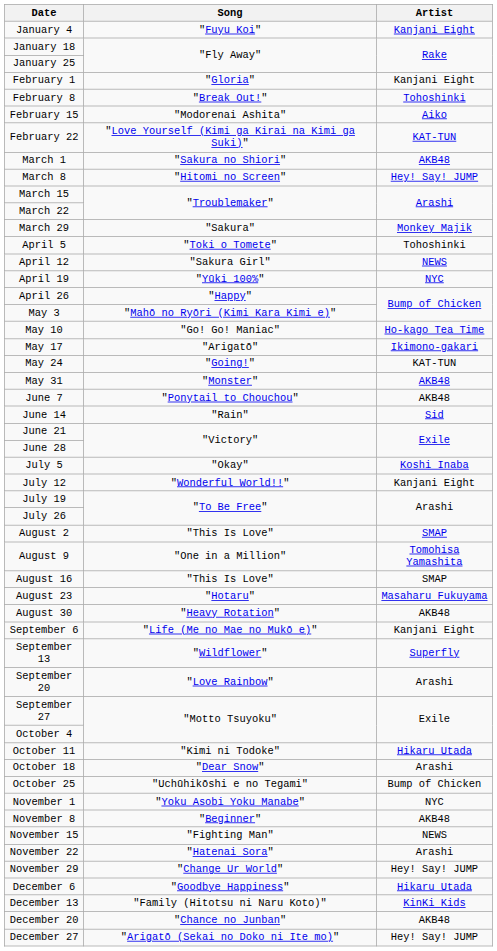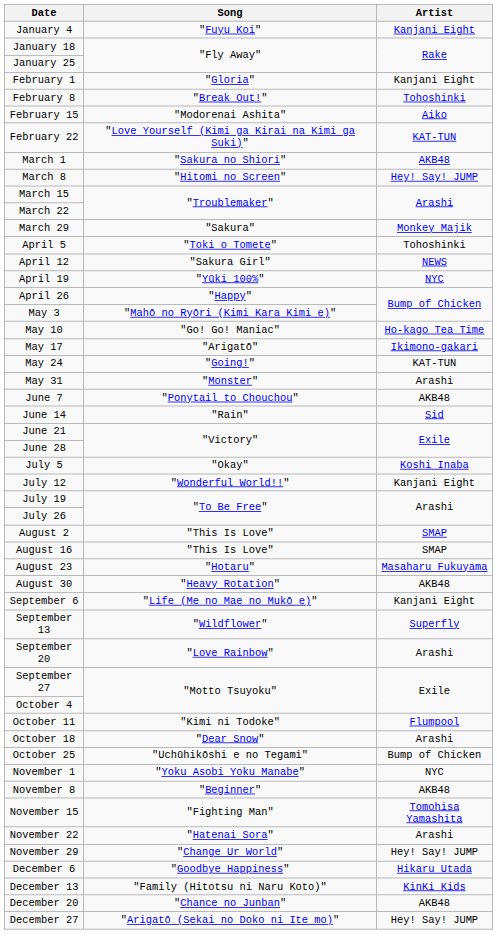(434, 381) AKB48 -> (434, 381) Arashi
- row: (44, 556)
(434, 751) Hikaru Utada -> (434, 722) Flumpool
(434, 836) NEWS -> (434, 813) Tomohisa Yamashita
